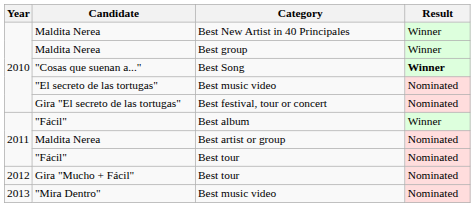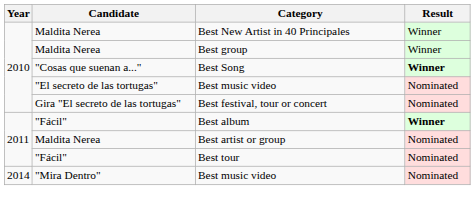(424, 121) normal -> (426, 121) bold
- row: (85, 175)
(18, 193) 2013 -> (18, 175) 2014
